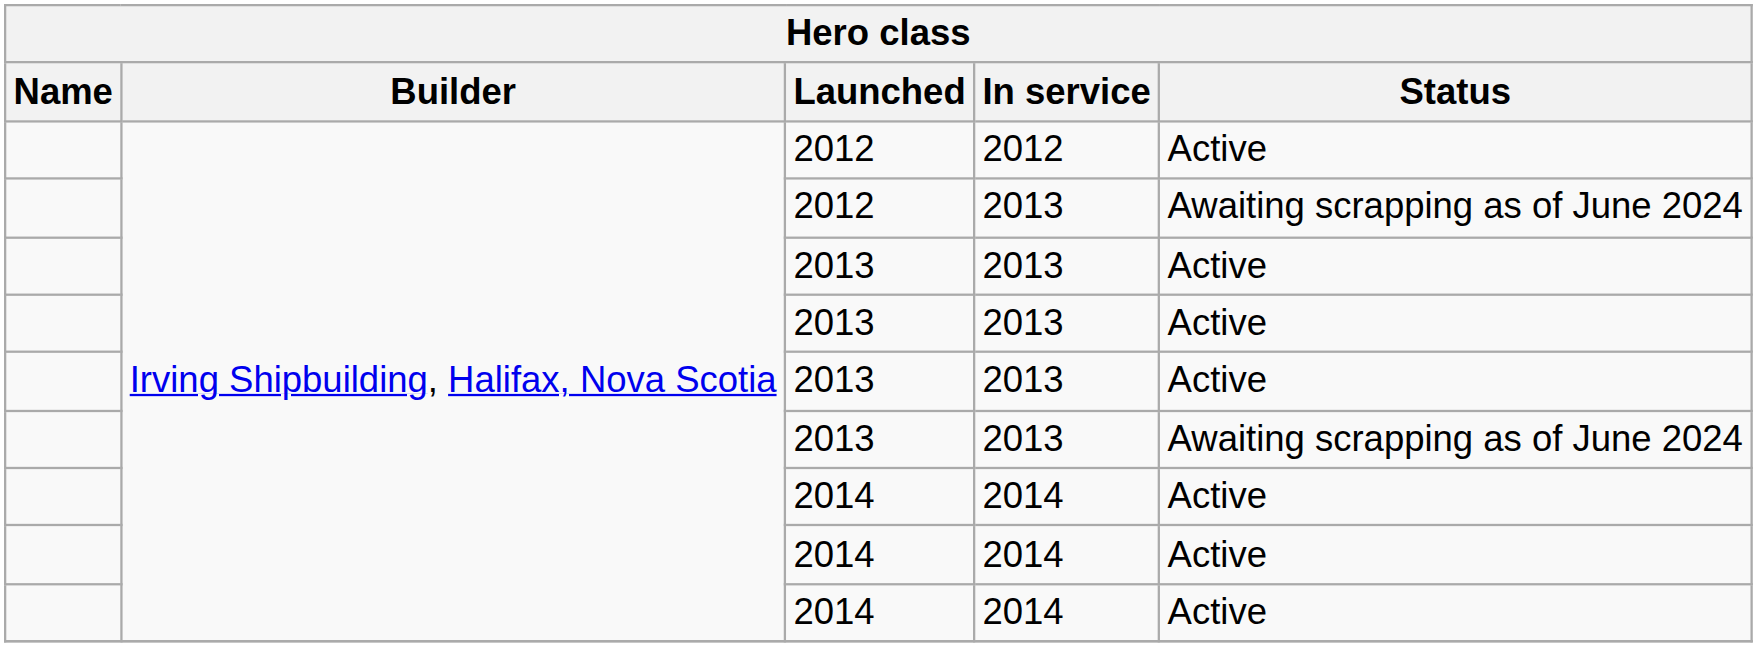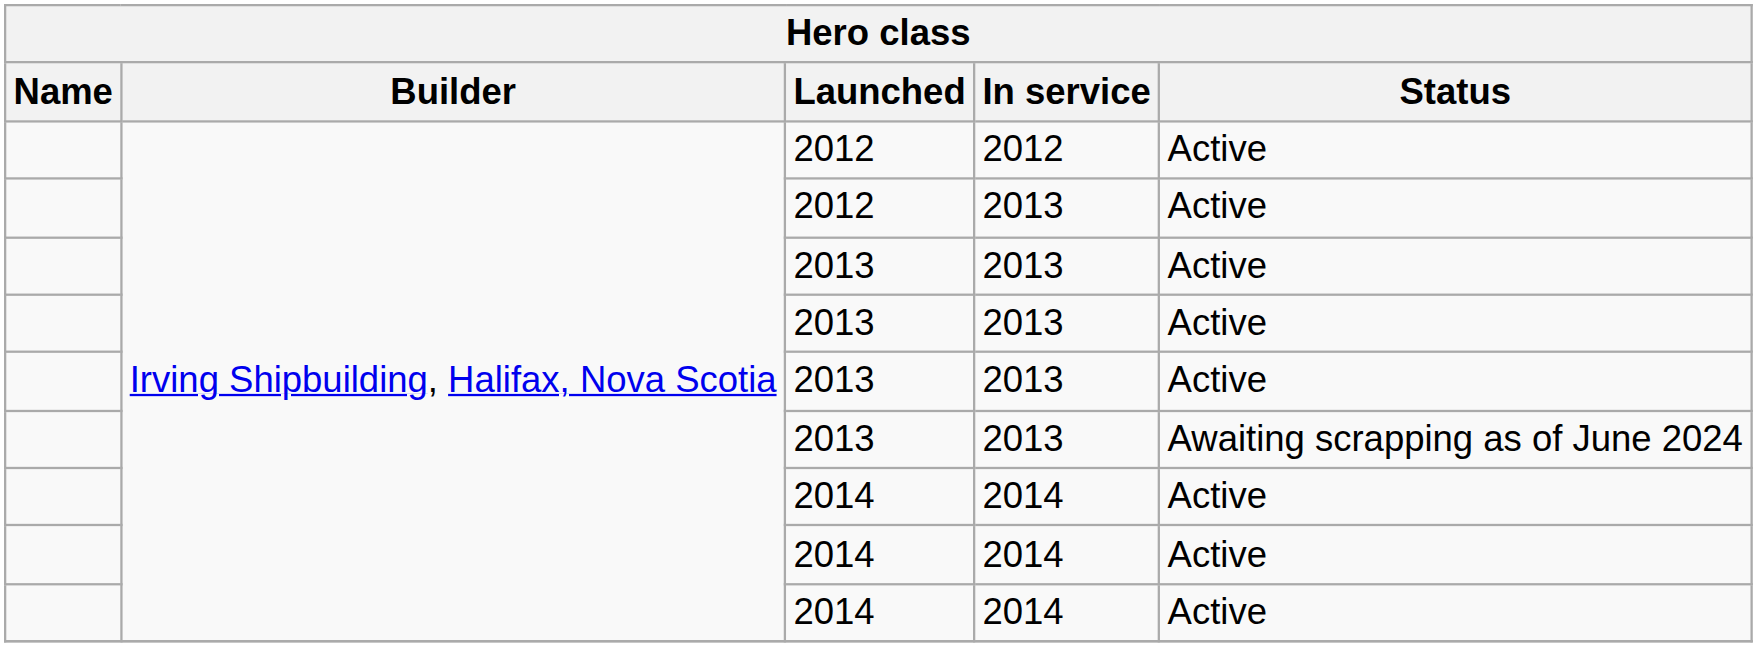(1455, 206) Awaiting scrapping as of June 2024 -> (1217, 206) Active
